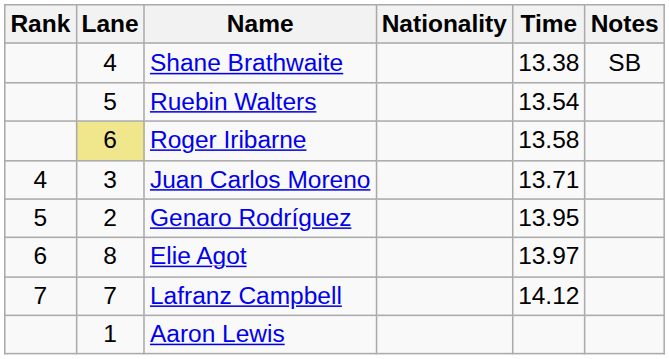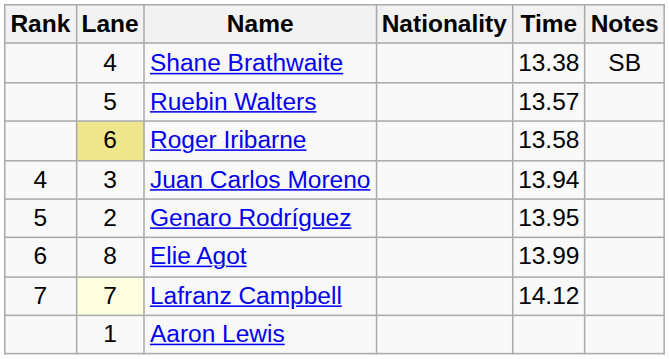(549, 101) 13.54 -> (549, 101) 13.57
(549, 179) 13.71 -> (549, 179) 13.94
(549, 256) 13.97 -> (549, 256) 13.99
(110, 295) no background -> (110, 295) lightyellow background
